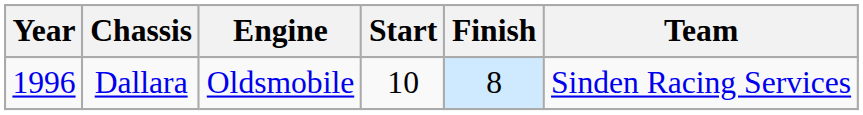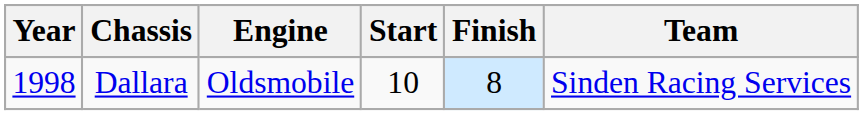(44, 82) 1996 -> (44, 82) 1998
